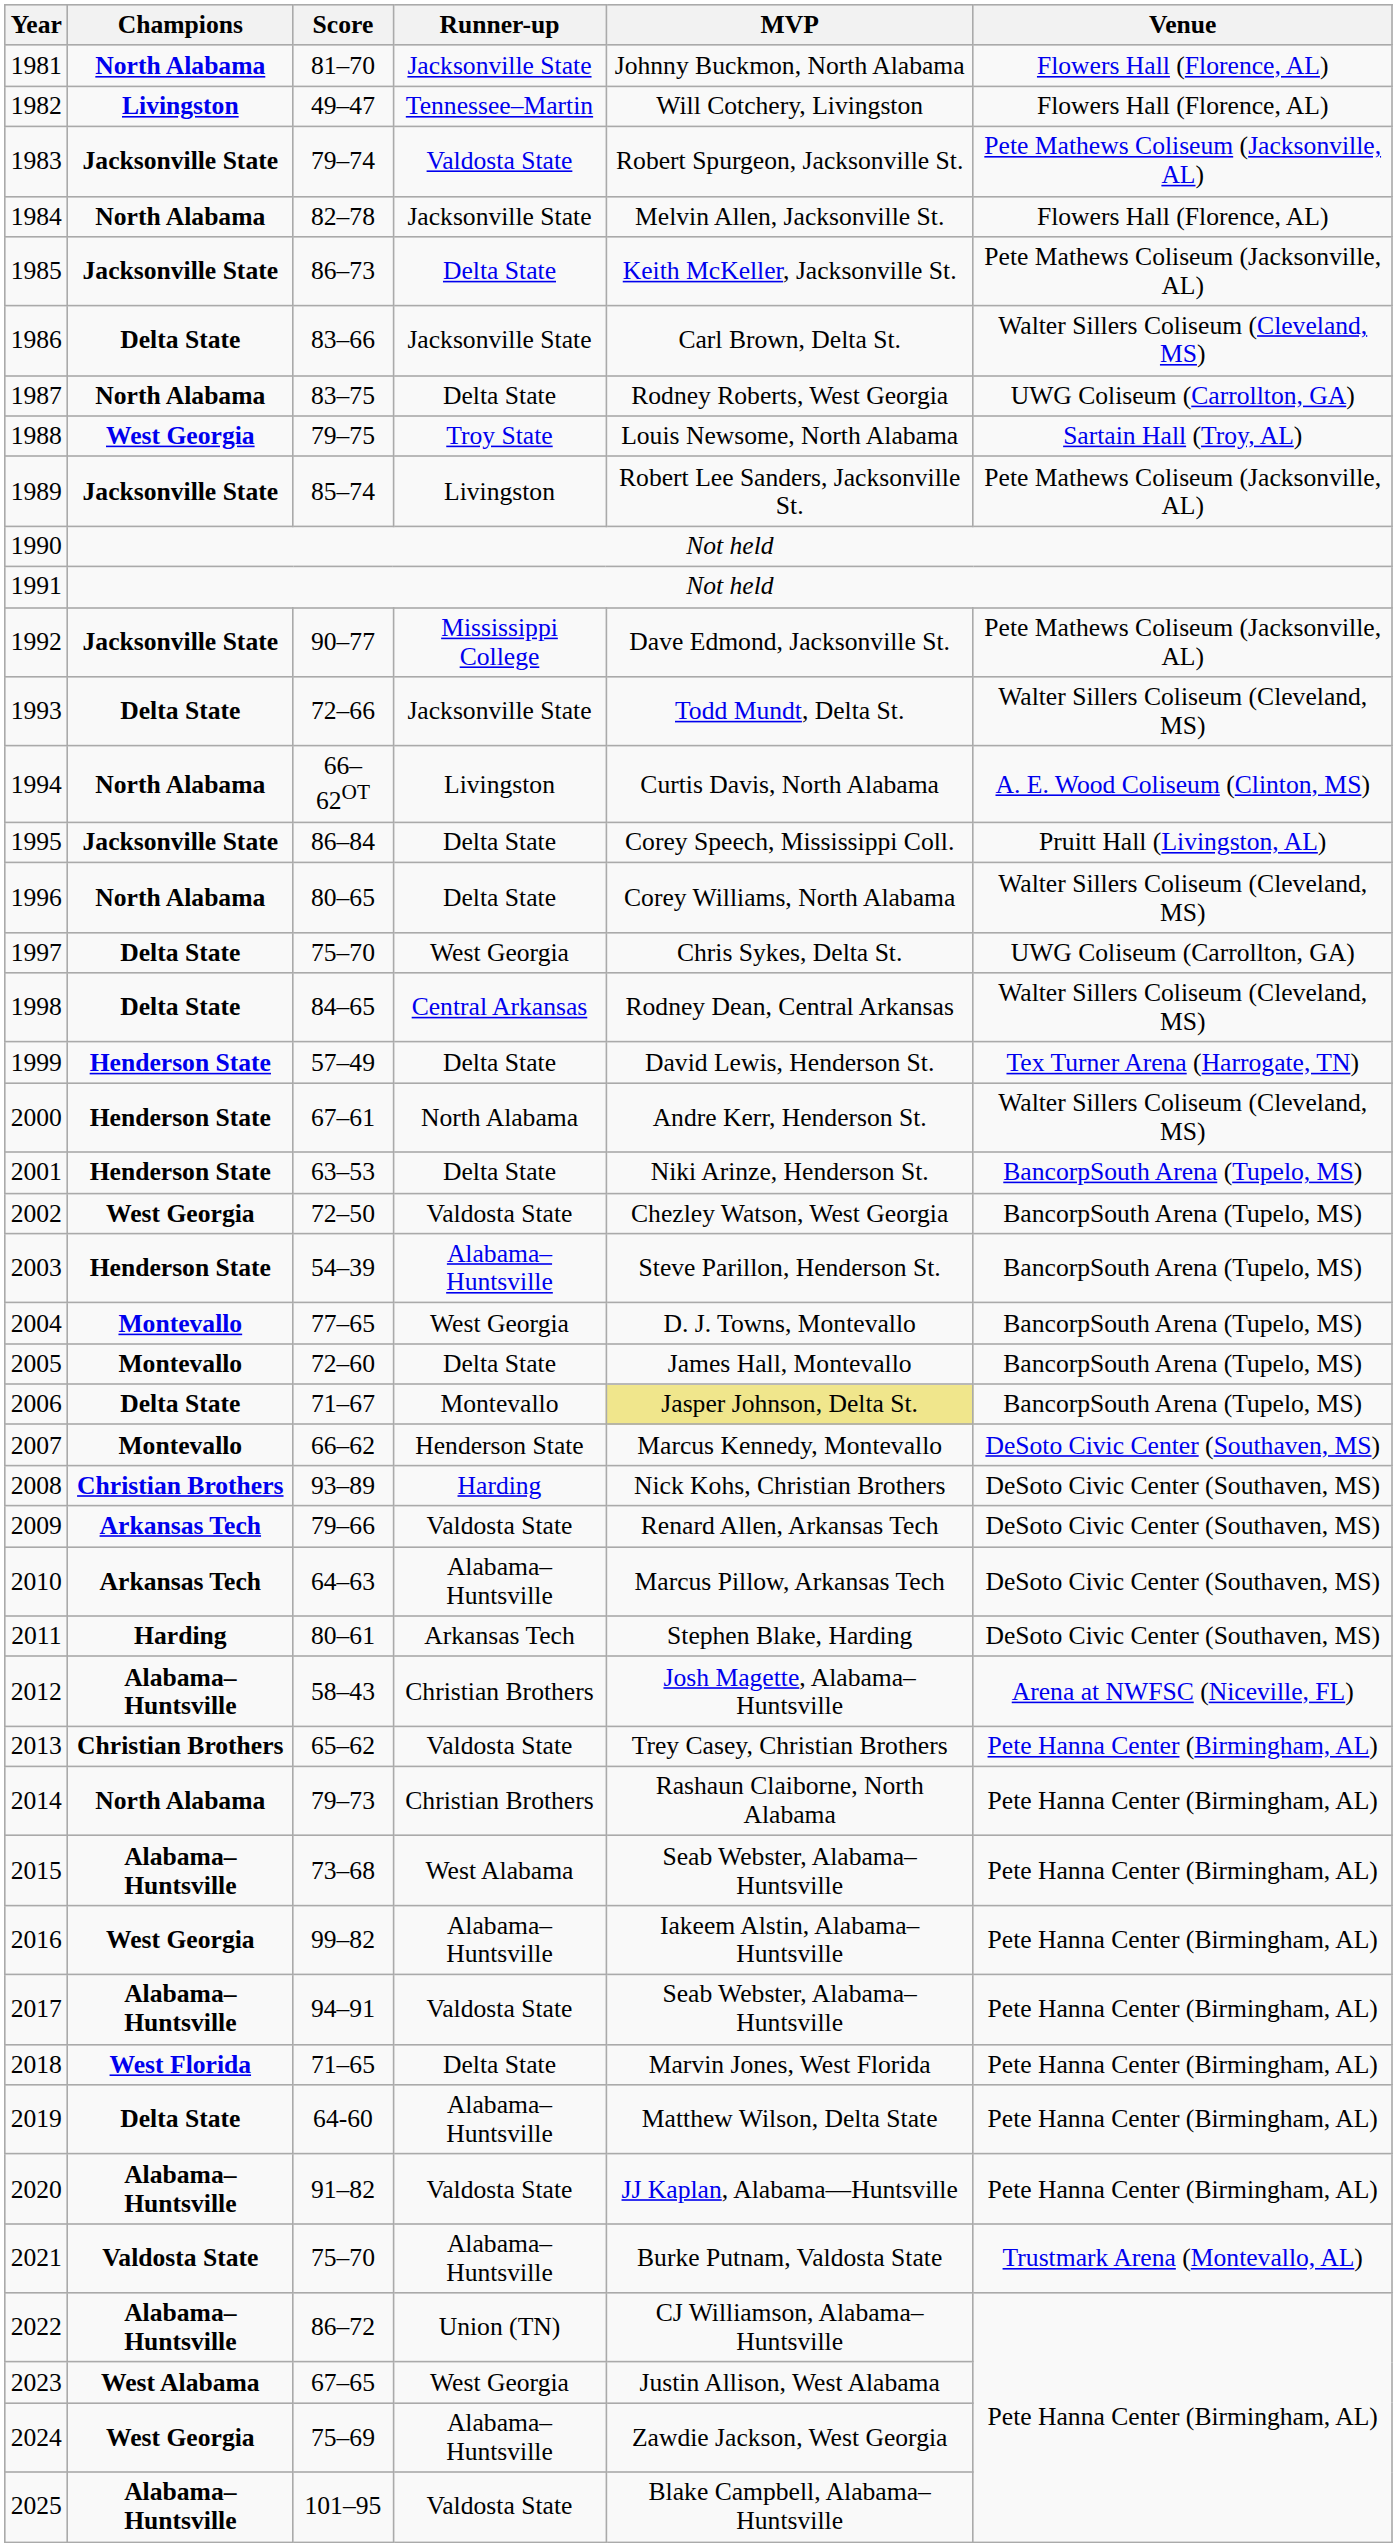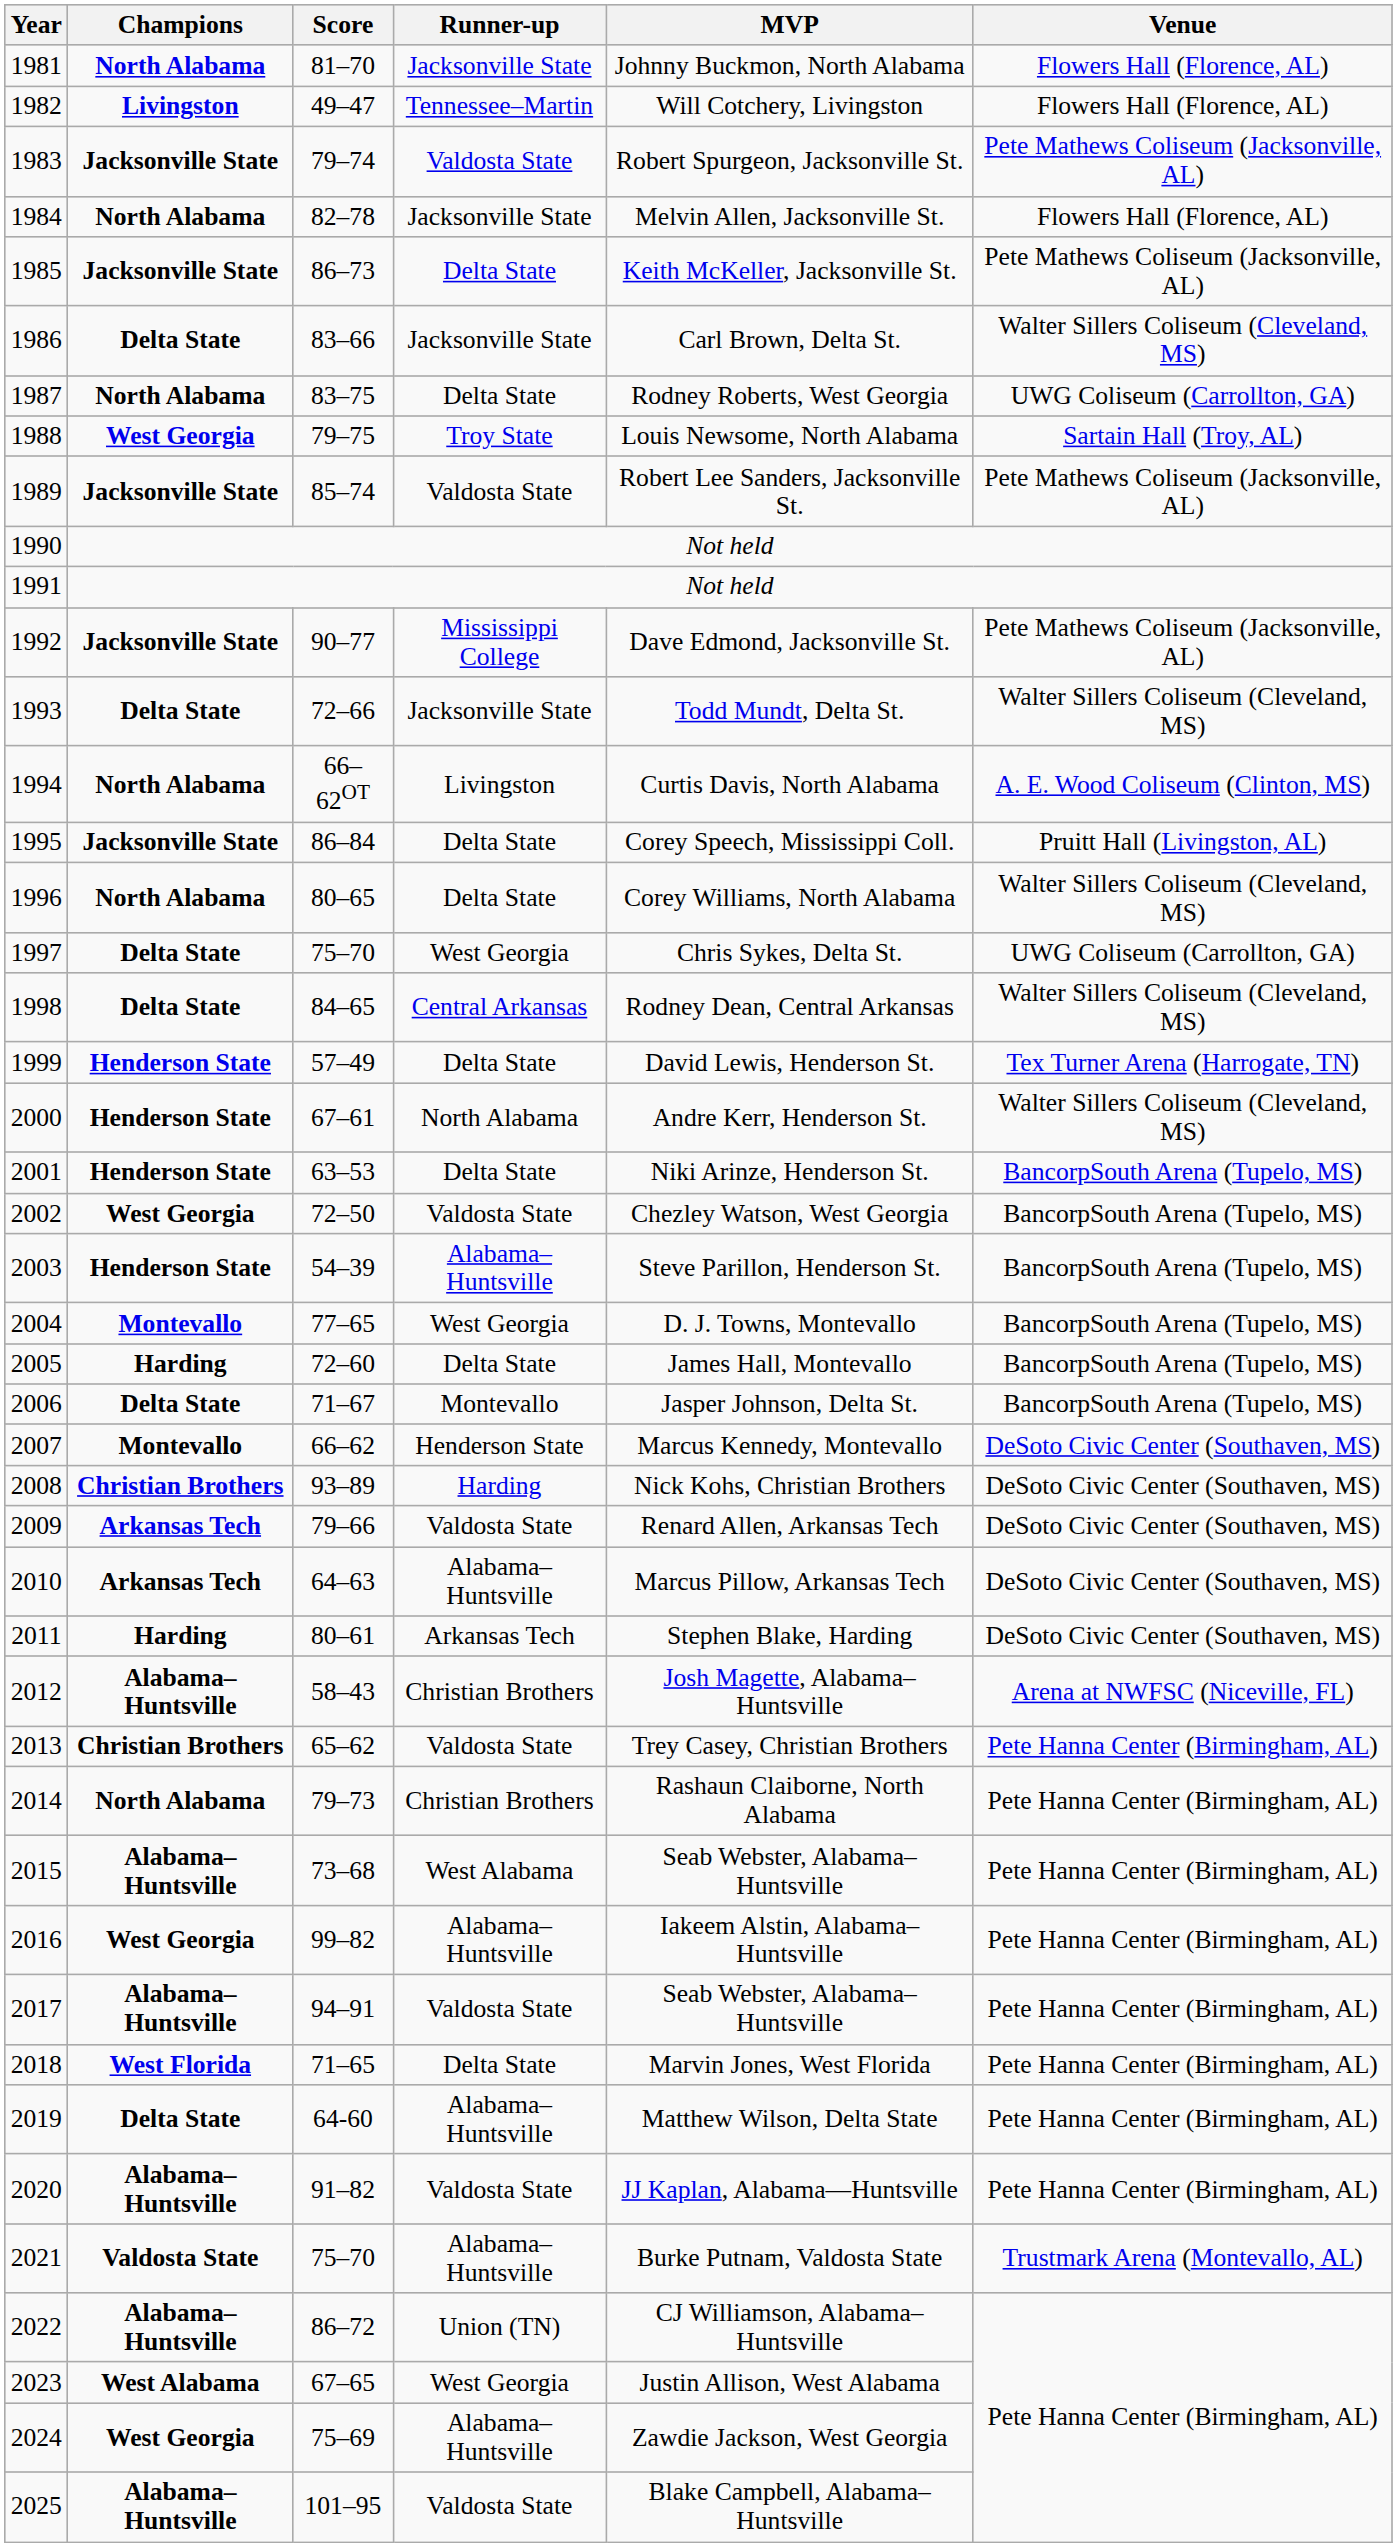(499, 490) Livingston -> (499, 490) Valdosta State
(180, 1363) Montevallo -> (180, 1363) Harding
(790, 1404) khaki background -> (790, 1404) no background
